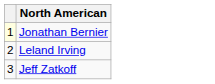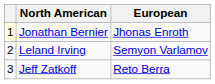+ column: (161, 13)
